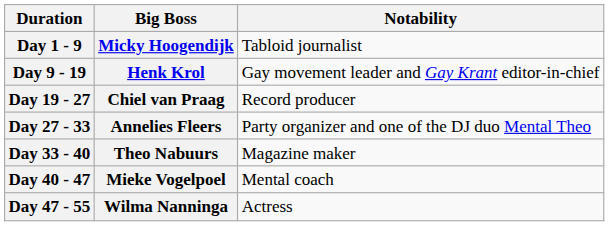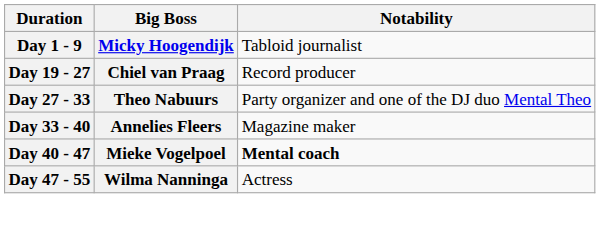- row: (49, 72)
(166, 126) Annelies Fleers -> (166, 99) Theo Nabuurs
(166, 153) Theo Nabuurs -> (166, 126) Annelies Fleers
(288, 180) normal -> (291, 153) bold
